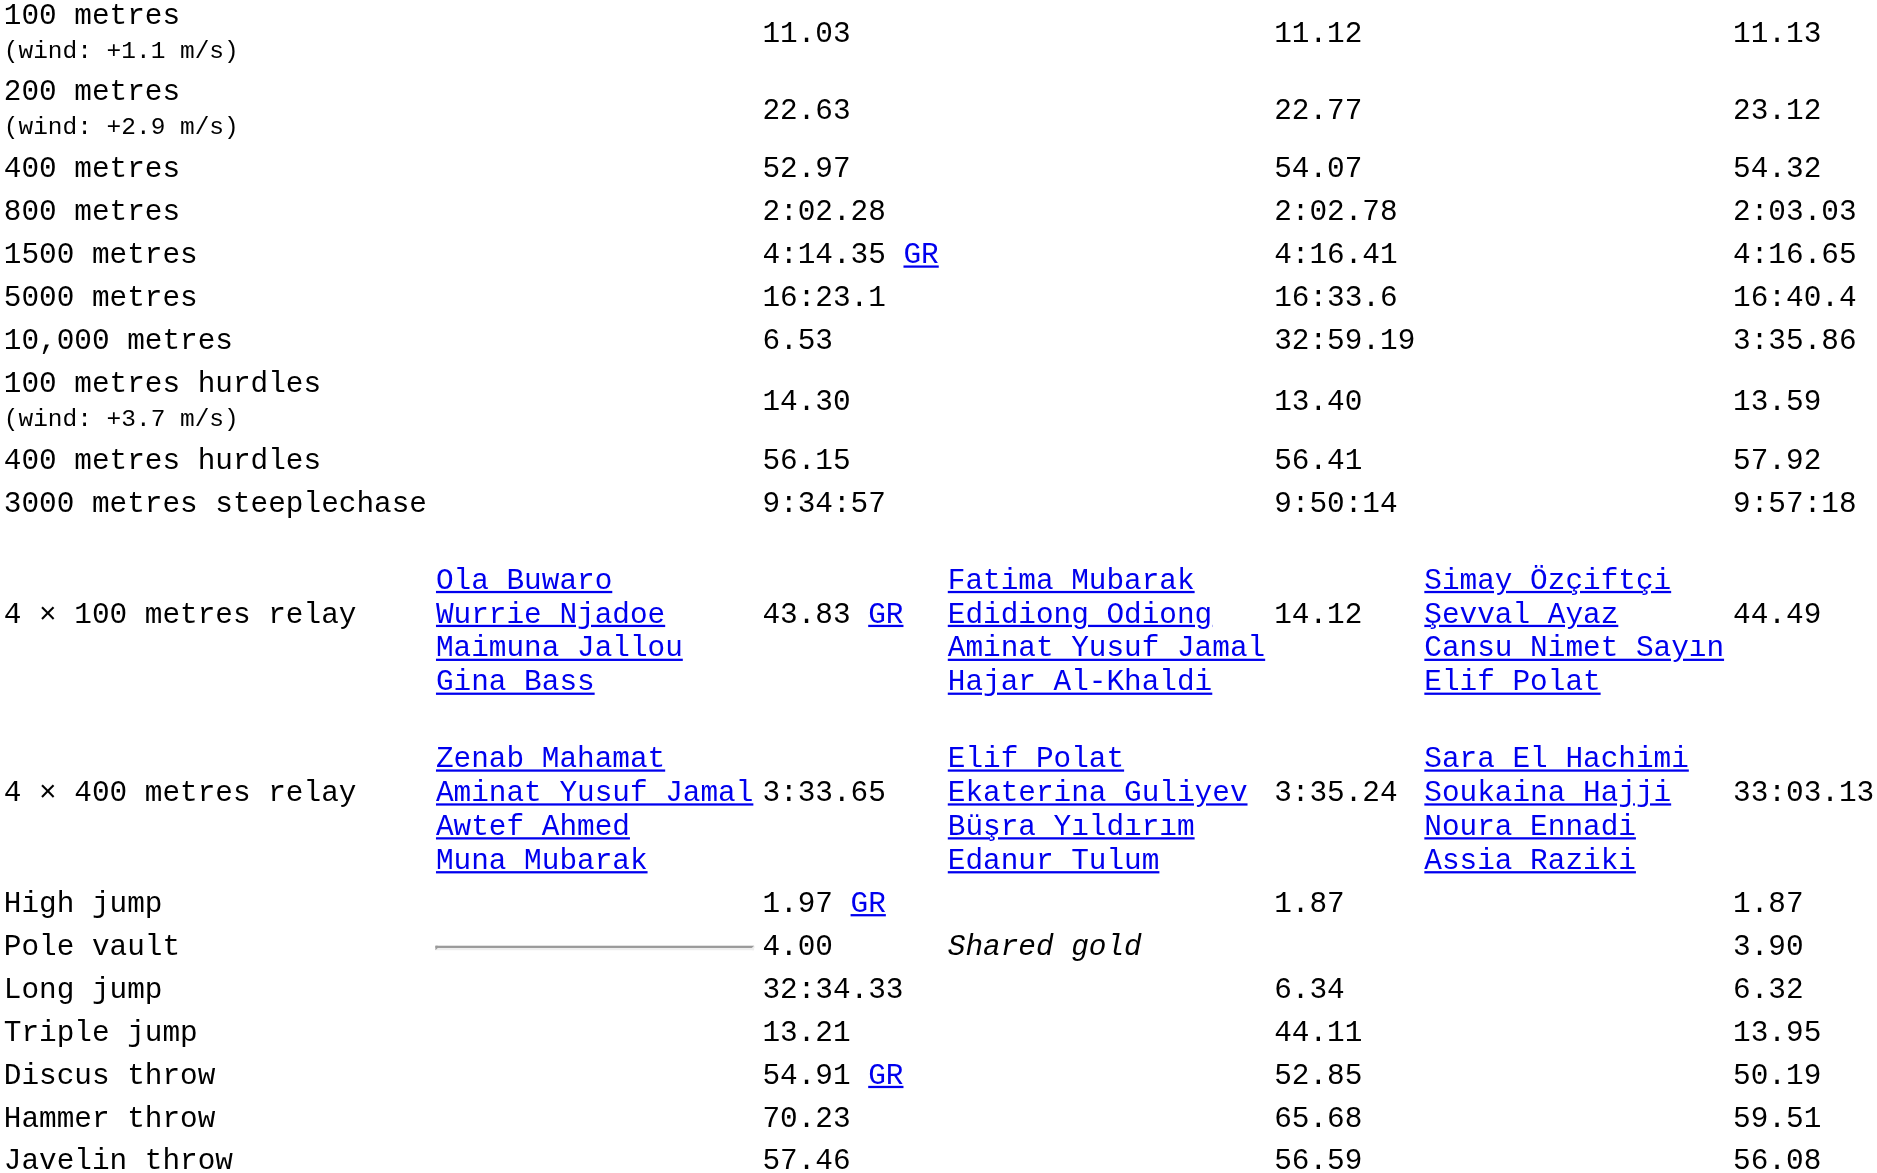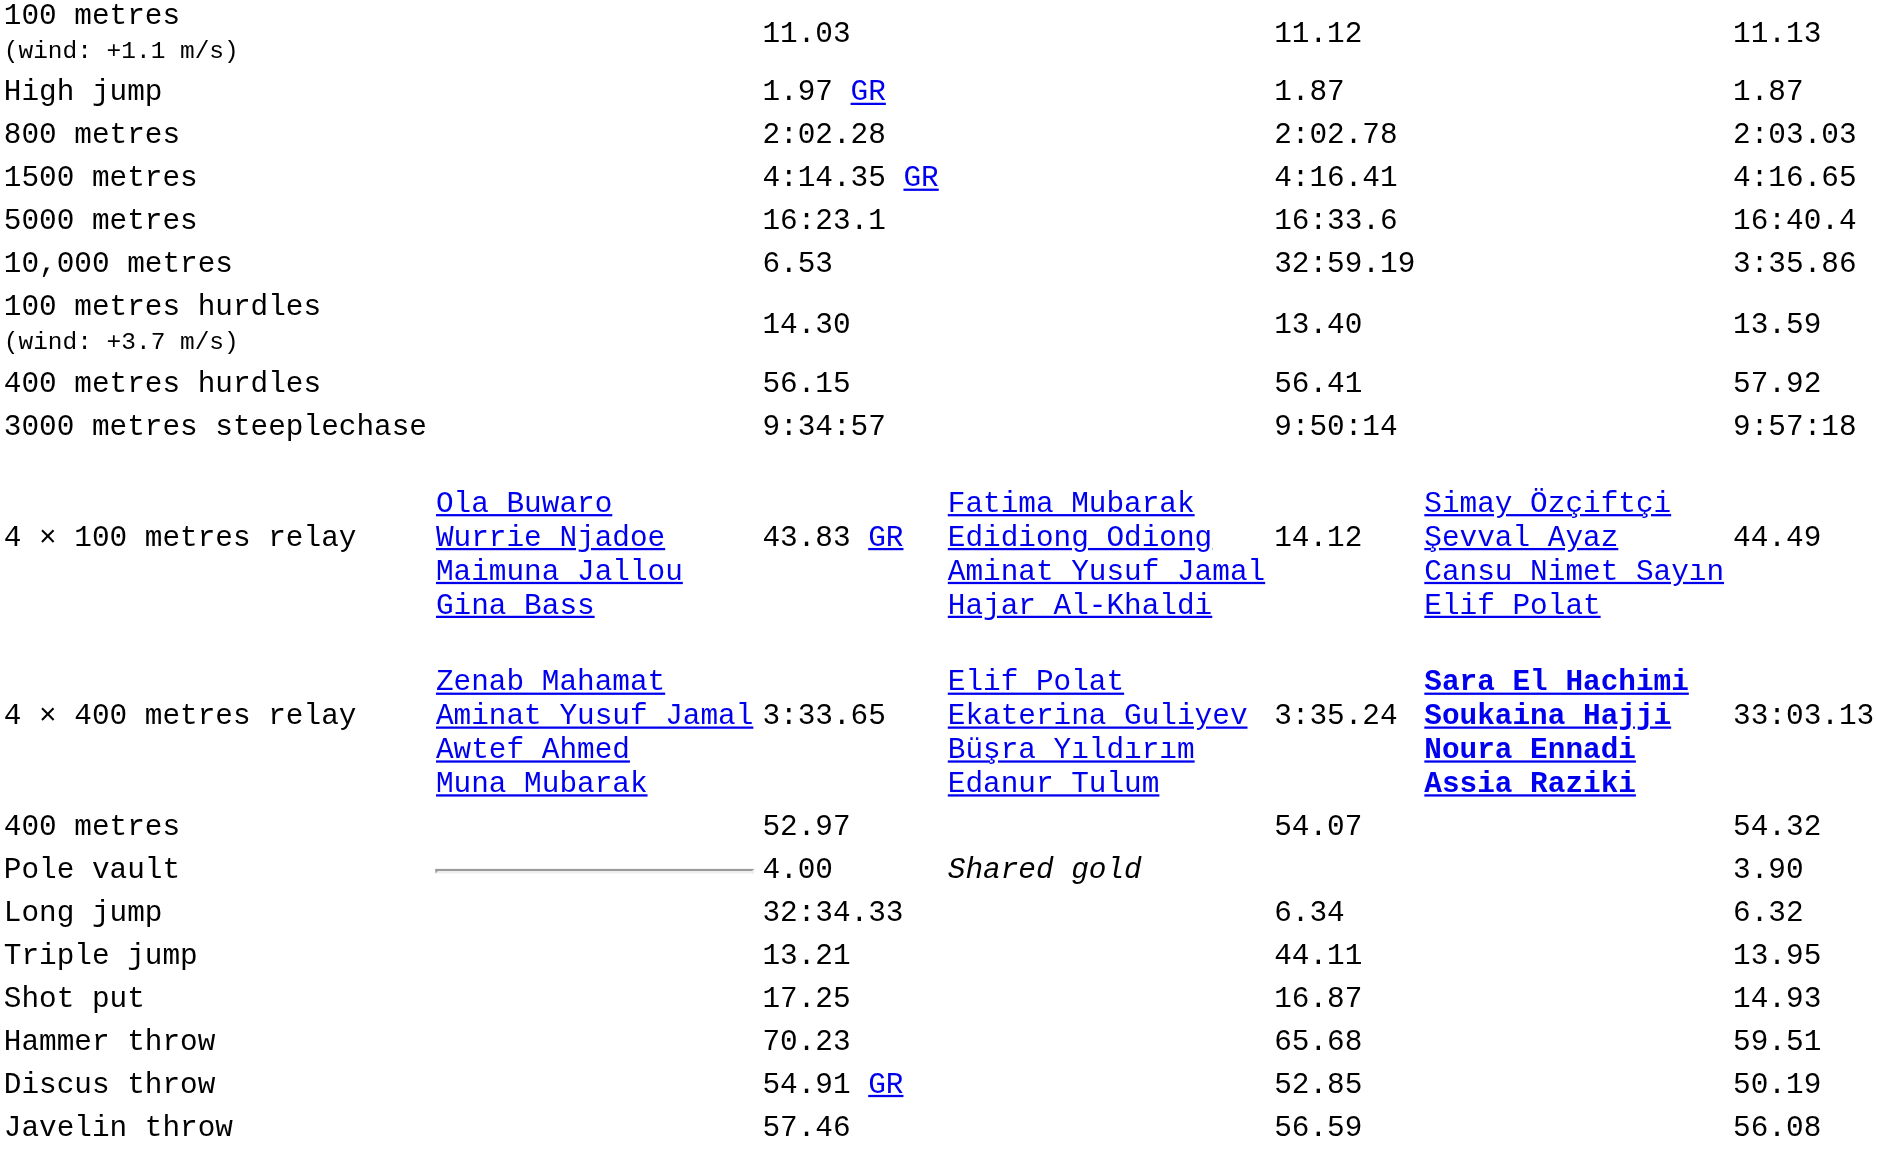- row: (121, 108)
rows swapped: (92, 169) <-> (83, 904)
(1557, 810) normal -> (1557, 733) bold
+ row: (74, 999)
rows swapped: (110, 1076) <-> (110, 1119)
